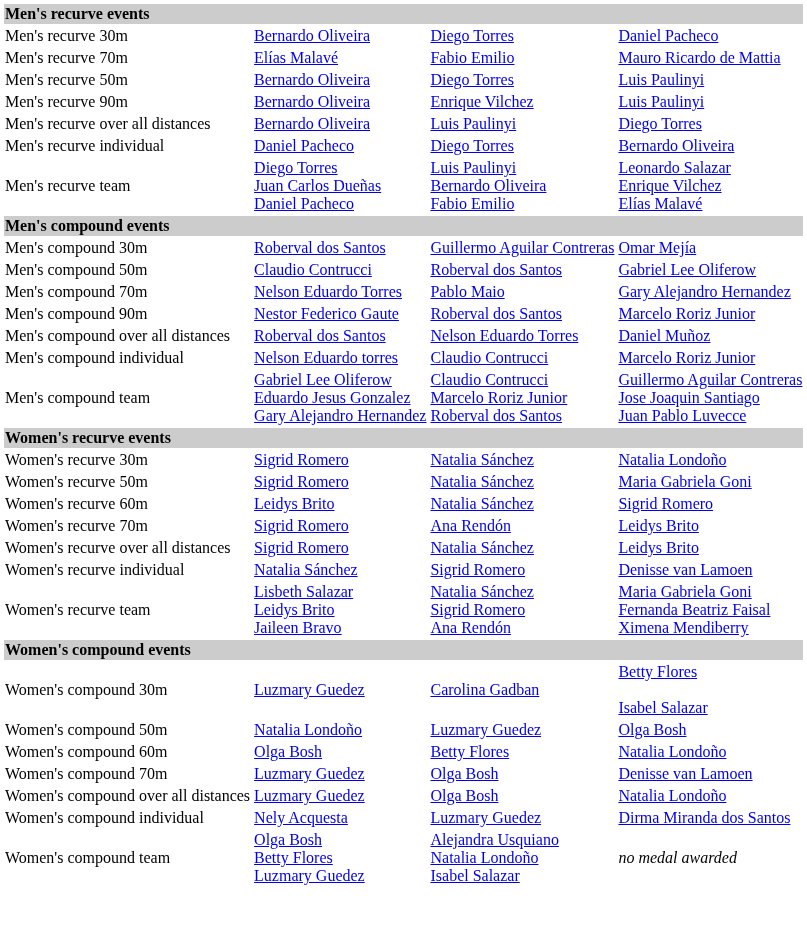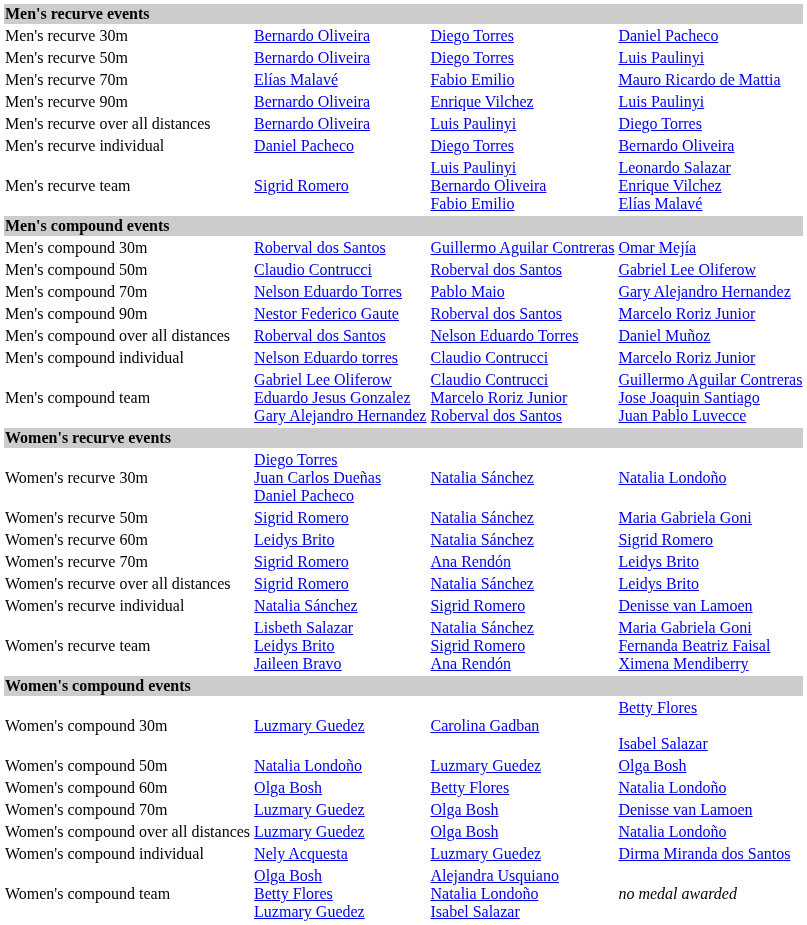rows swapped: (66, 80) <-> (66, 58)
(318, 186) Diego Torres Juan Carlos Dueñas Daniel Pacheco -> (301, 186) Sigrid Romero
(301, 460) Sigrid Romero -> (318, 478) Diego Torres Juan Carlos Dueñas Daniel Pacheco
